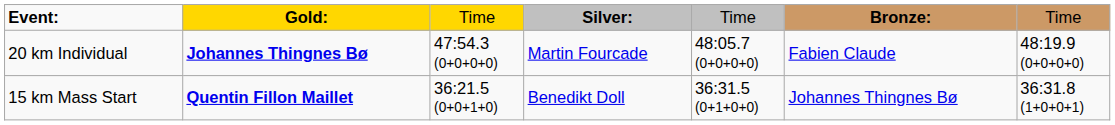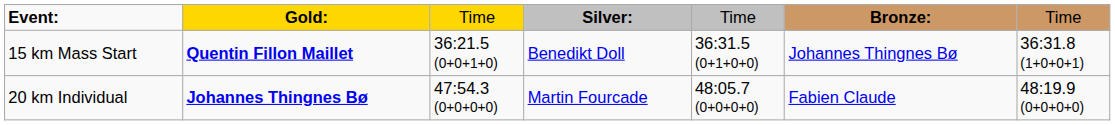rows swapped: (68, 52) <-> (72, 97)
